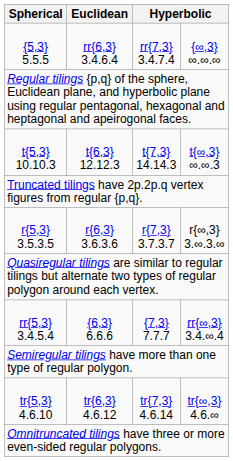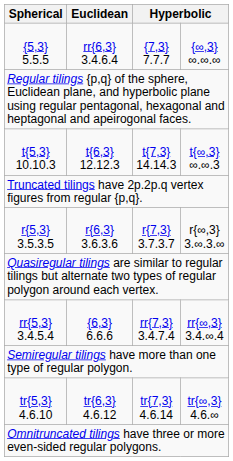(156, 53) rr{7,3} 3.4.7.4 -> (156, 53) {7,3} 7.7.7
(156, 329) {7,3} 7.7.7 -> (156, 329) rr{7,3} 3.4.7.4
